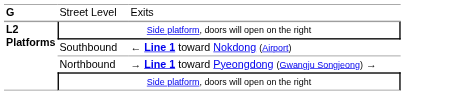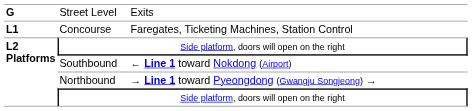+ row: (85, 29)
